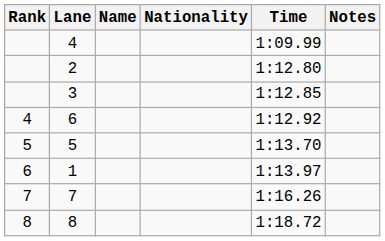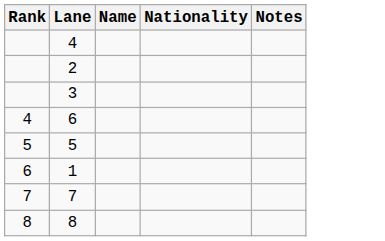- column: (289, 17)
